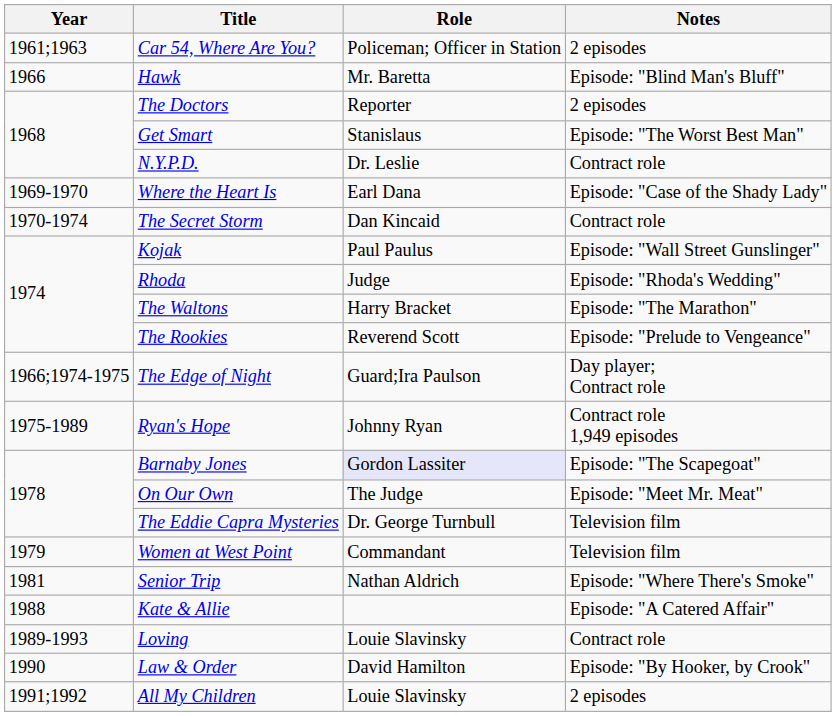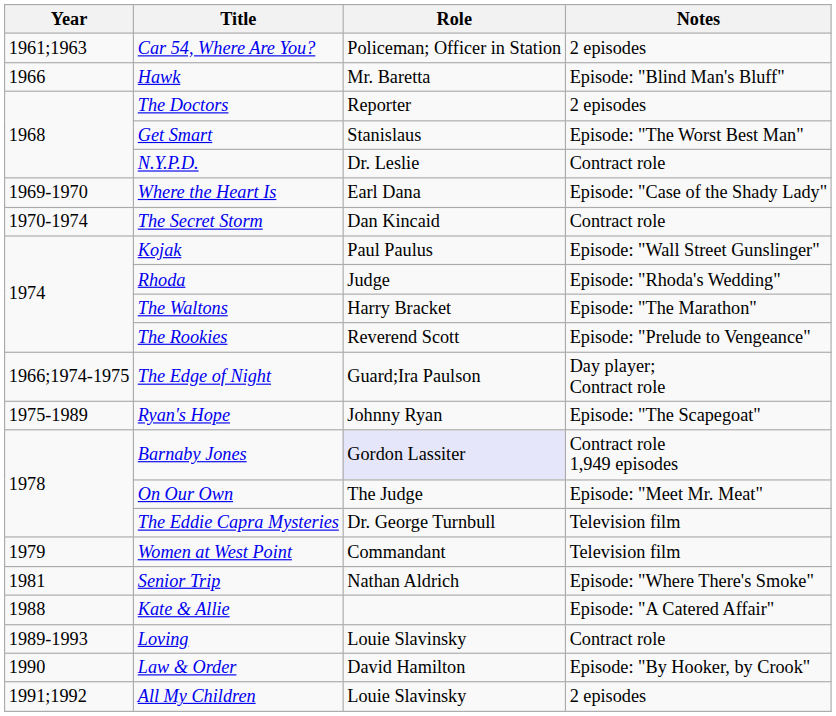(624, 425) Contract role 1,949 episodes -> (665, 415) Episode: "The Scapegoat"
(665, 464) Episode: "The Scapegoat" -> (624, 454) Contract role 1,949 episodes
